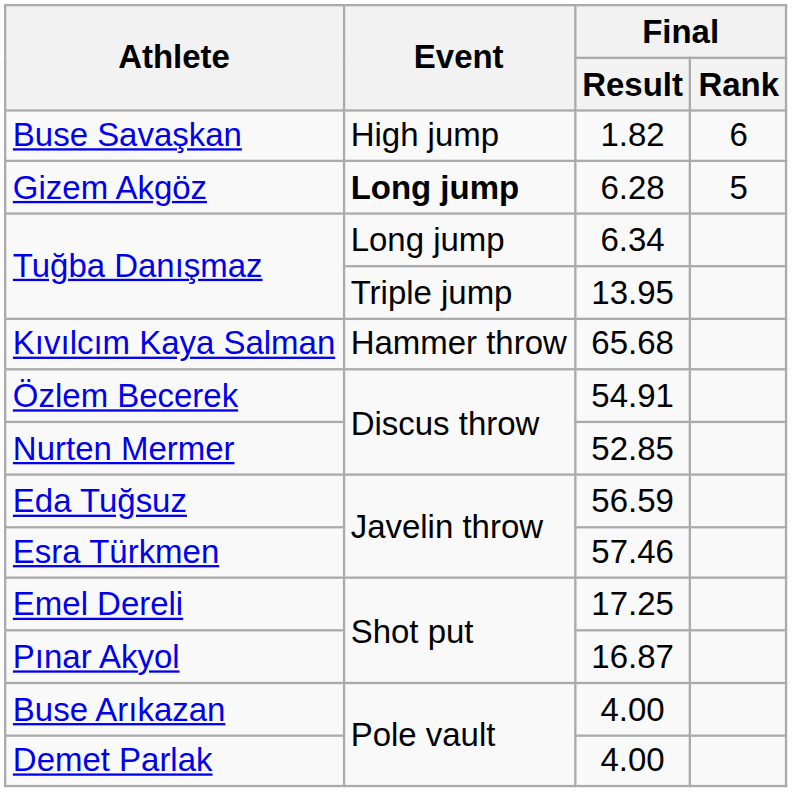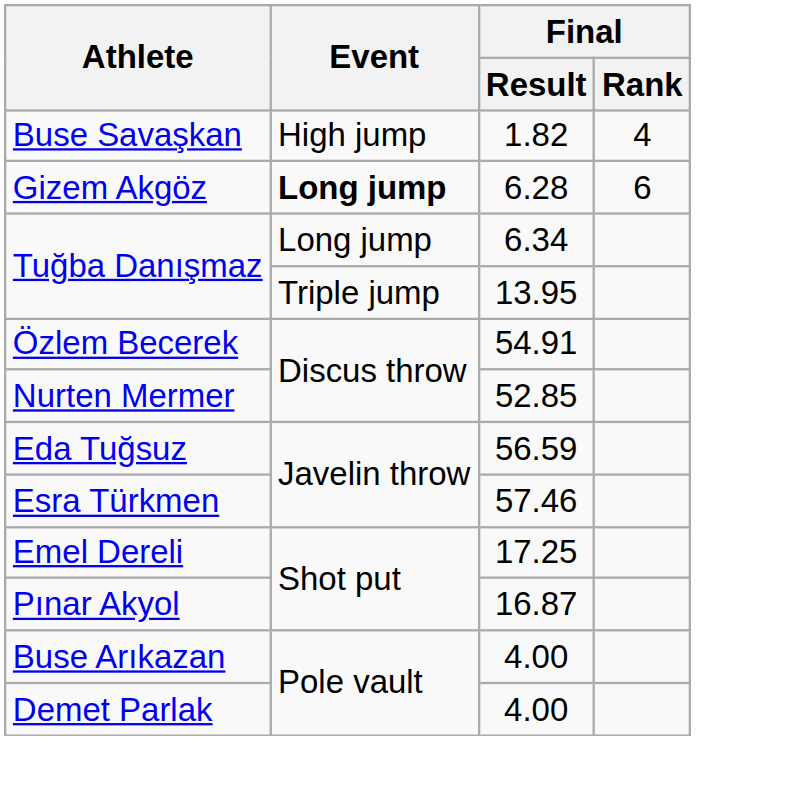(739, 136) 6 -> (642, 136) 4
(739, 188) 5 -> (642, 188) 6
- row: (174, 344)
